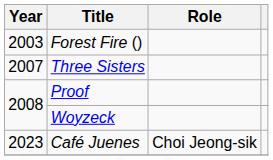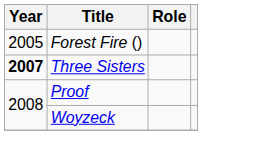(26, 42) 2003 -> (26, 42) 2005
(26, 67) normal -> (26, 67) bold
- row: (95, 142)
